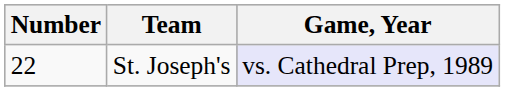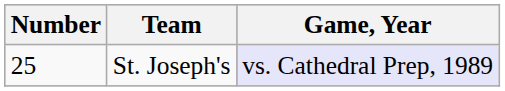(23, 65) 22 -> (23, 65) 25
